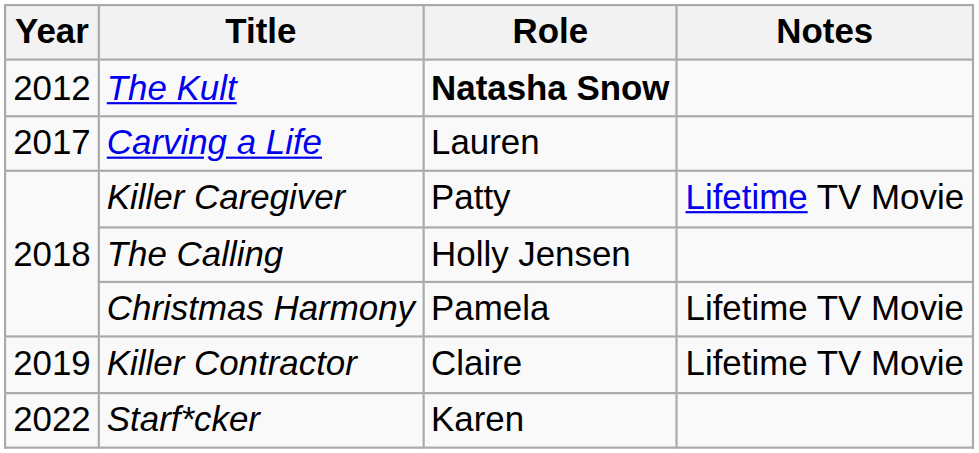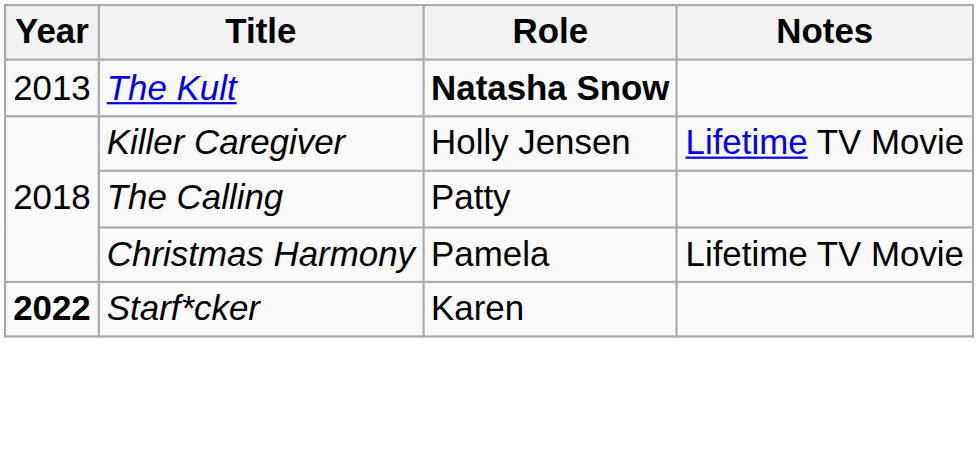(52, 87) 2012 -> (52, 87) 2013
- row: (214, 142)
(471, 198) Patty -> (531, 142) Holly Jensen
(531, 253) Holly Jensen -> (471, 198) Patty
- row: (232, 364)
(52, 419) normal -> (52, 308) bold
